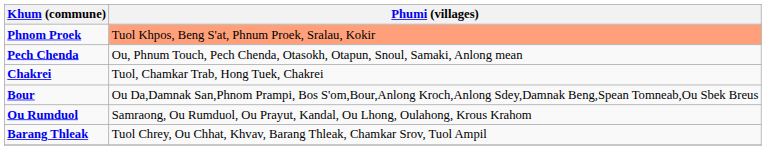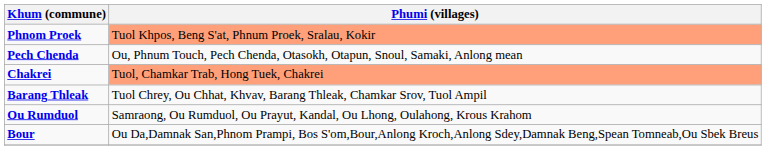(218, 74) no background -> (218, 74) lightsalmon background
rows swapped: (48, 134) <-> (21, 94)
